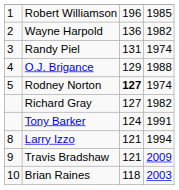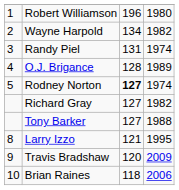(159, 13) 1985 -> (159, 13) 1980
(132, 31) 136 -> (132, 31) 134
(132, 67) 129 -> (132, 67) 128
(159, 67) 1988 -> (159, 67) 1989
(132, 121) 124 -> (132, 121) 127
(159, 121) 1991 -> (159, 121) 1988
(159, 139) 1994 -> (159, 139) 1995
(132, 157) 121 -> (132, 157) 120
(159, 175) 2003 -> (159, 175) 2006
